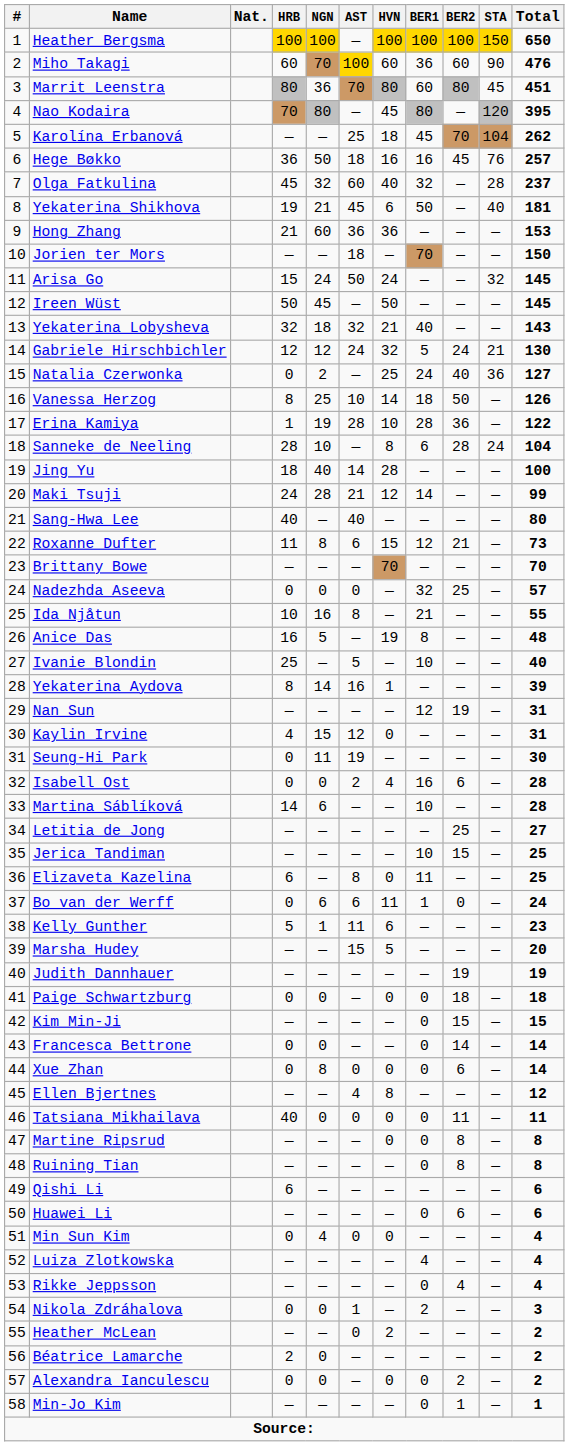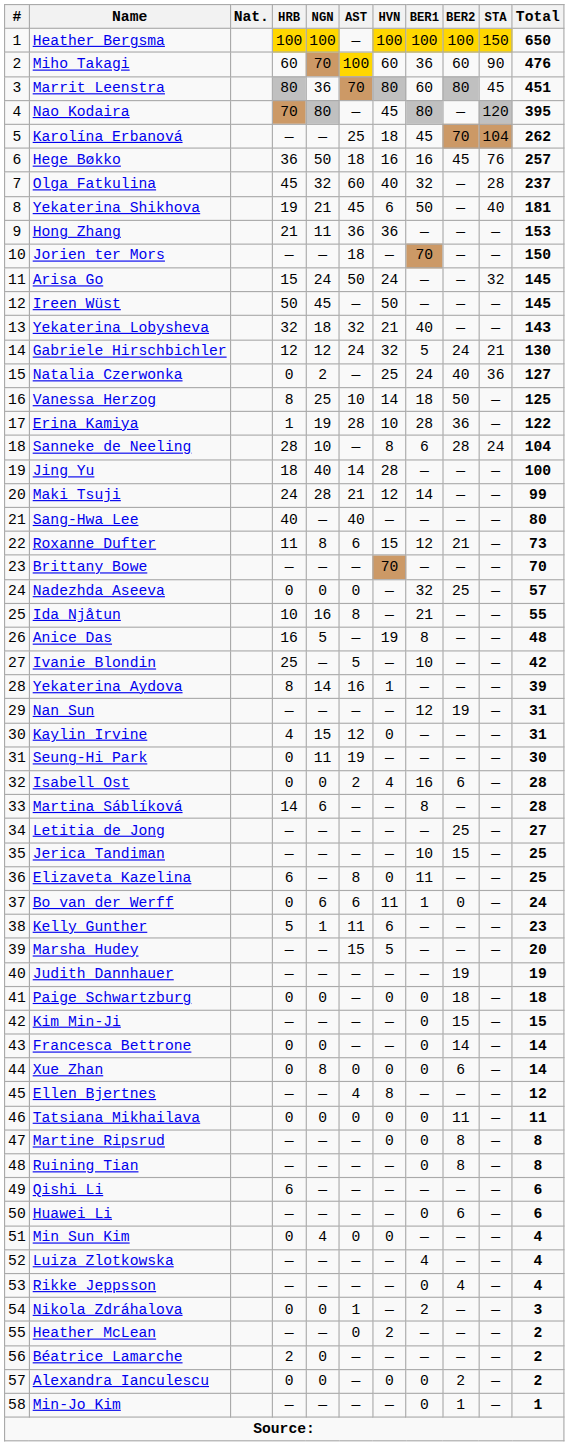(323, 232) 60 -> (323, 232) 11
(538, 400) 126 -> (538, 400) 125
(538, 663) 40 -> (538, 663) 42
(424, 807) 10 -> (424, 807) 8
(289, 1118) 40 -> (289, 1118) 0
